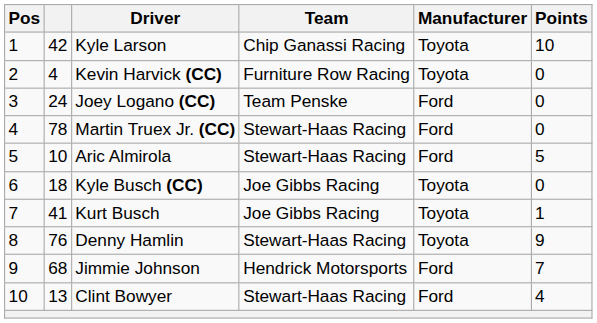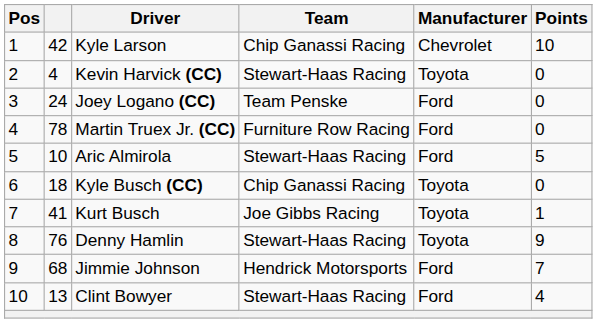(443, 45) Toyota -> (455, 45) Chevrolet
(327, 73) Furniture Row Racing -> (325, 73) Stewart-Haas Racing
(325, 129) Stewart-Haas Racing -> (327, 129) Furniture Row Racing
(311, 184) Joe Gibbs Racing -> (324, 184) Chip Ganassi Racing
